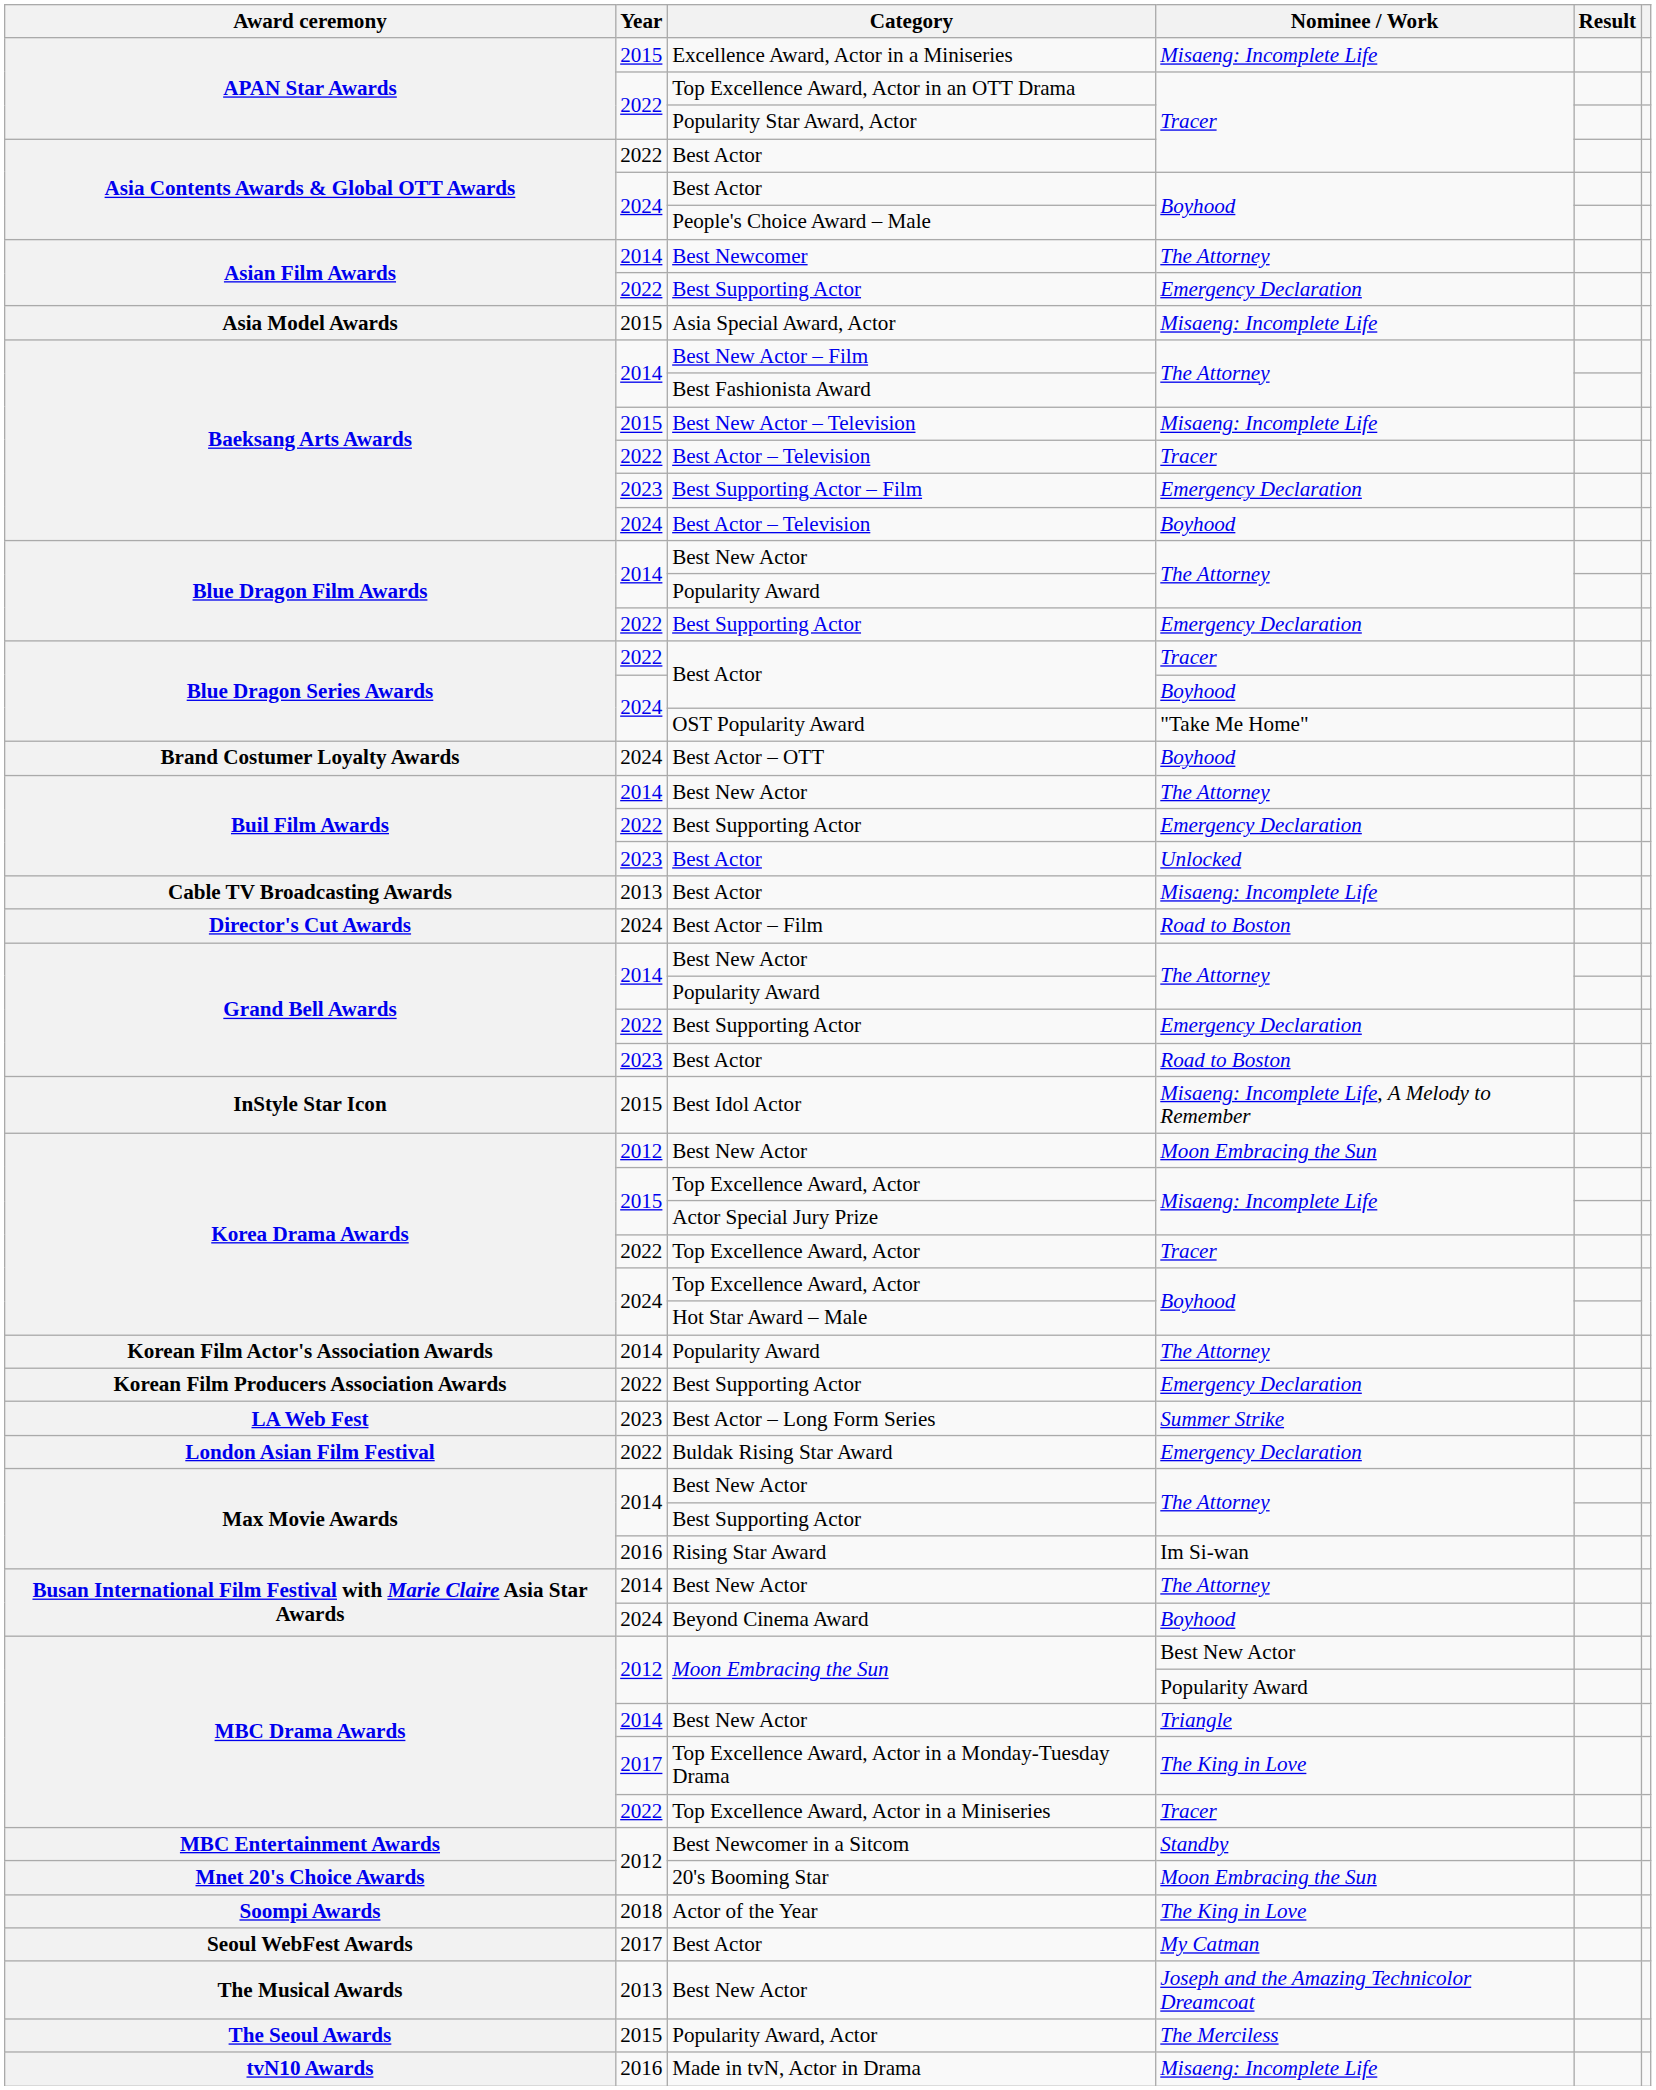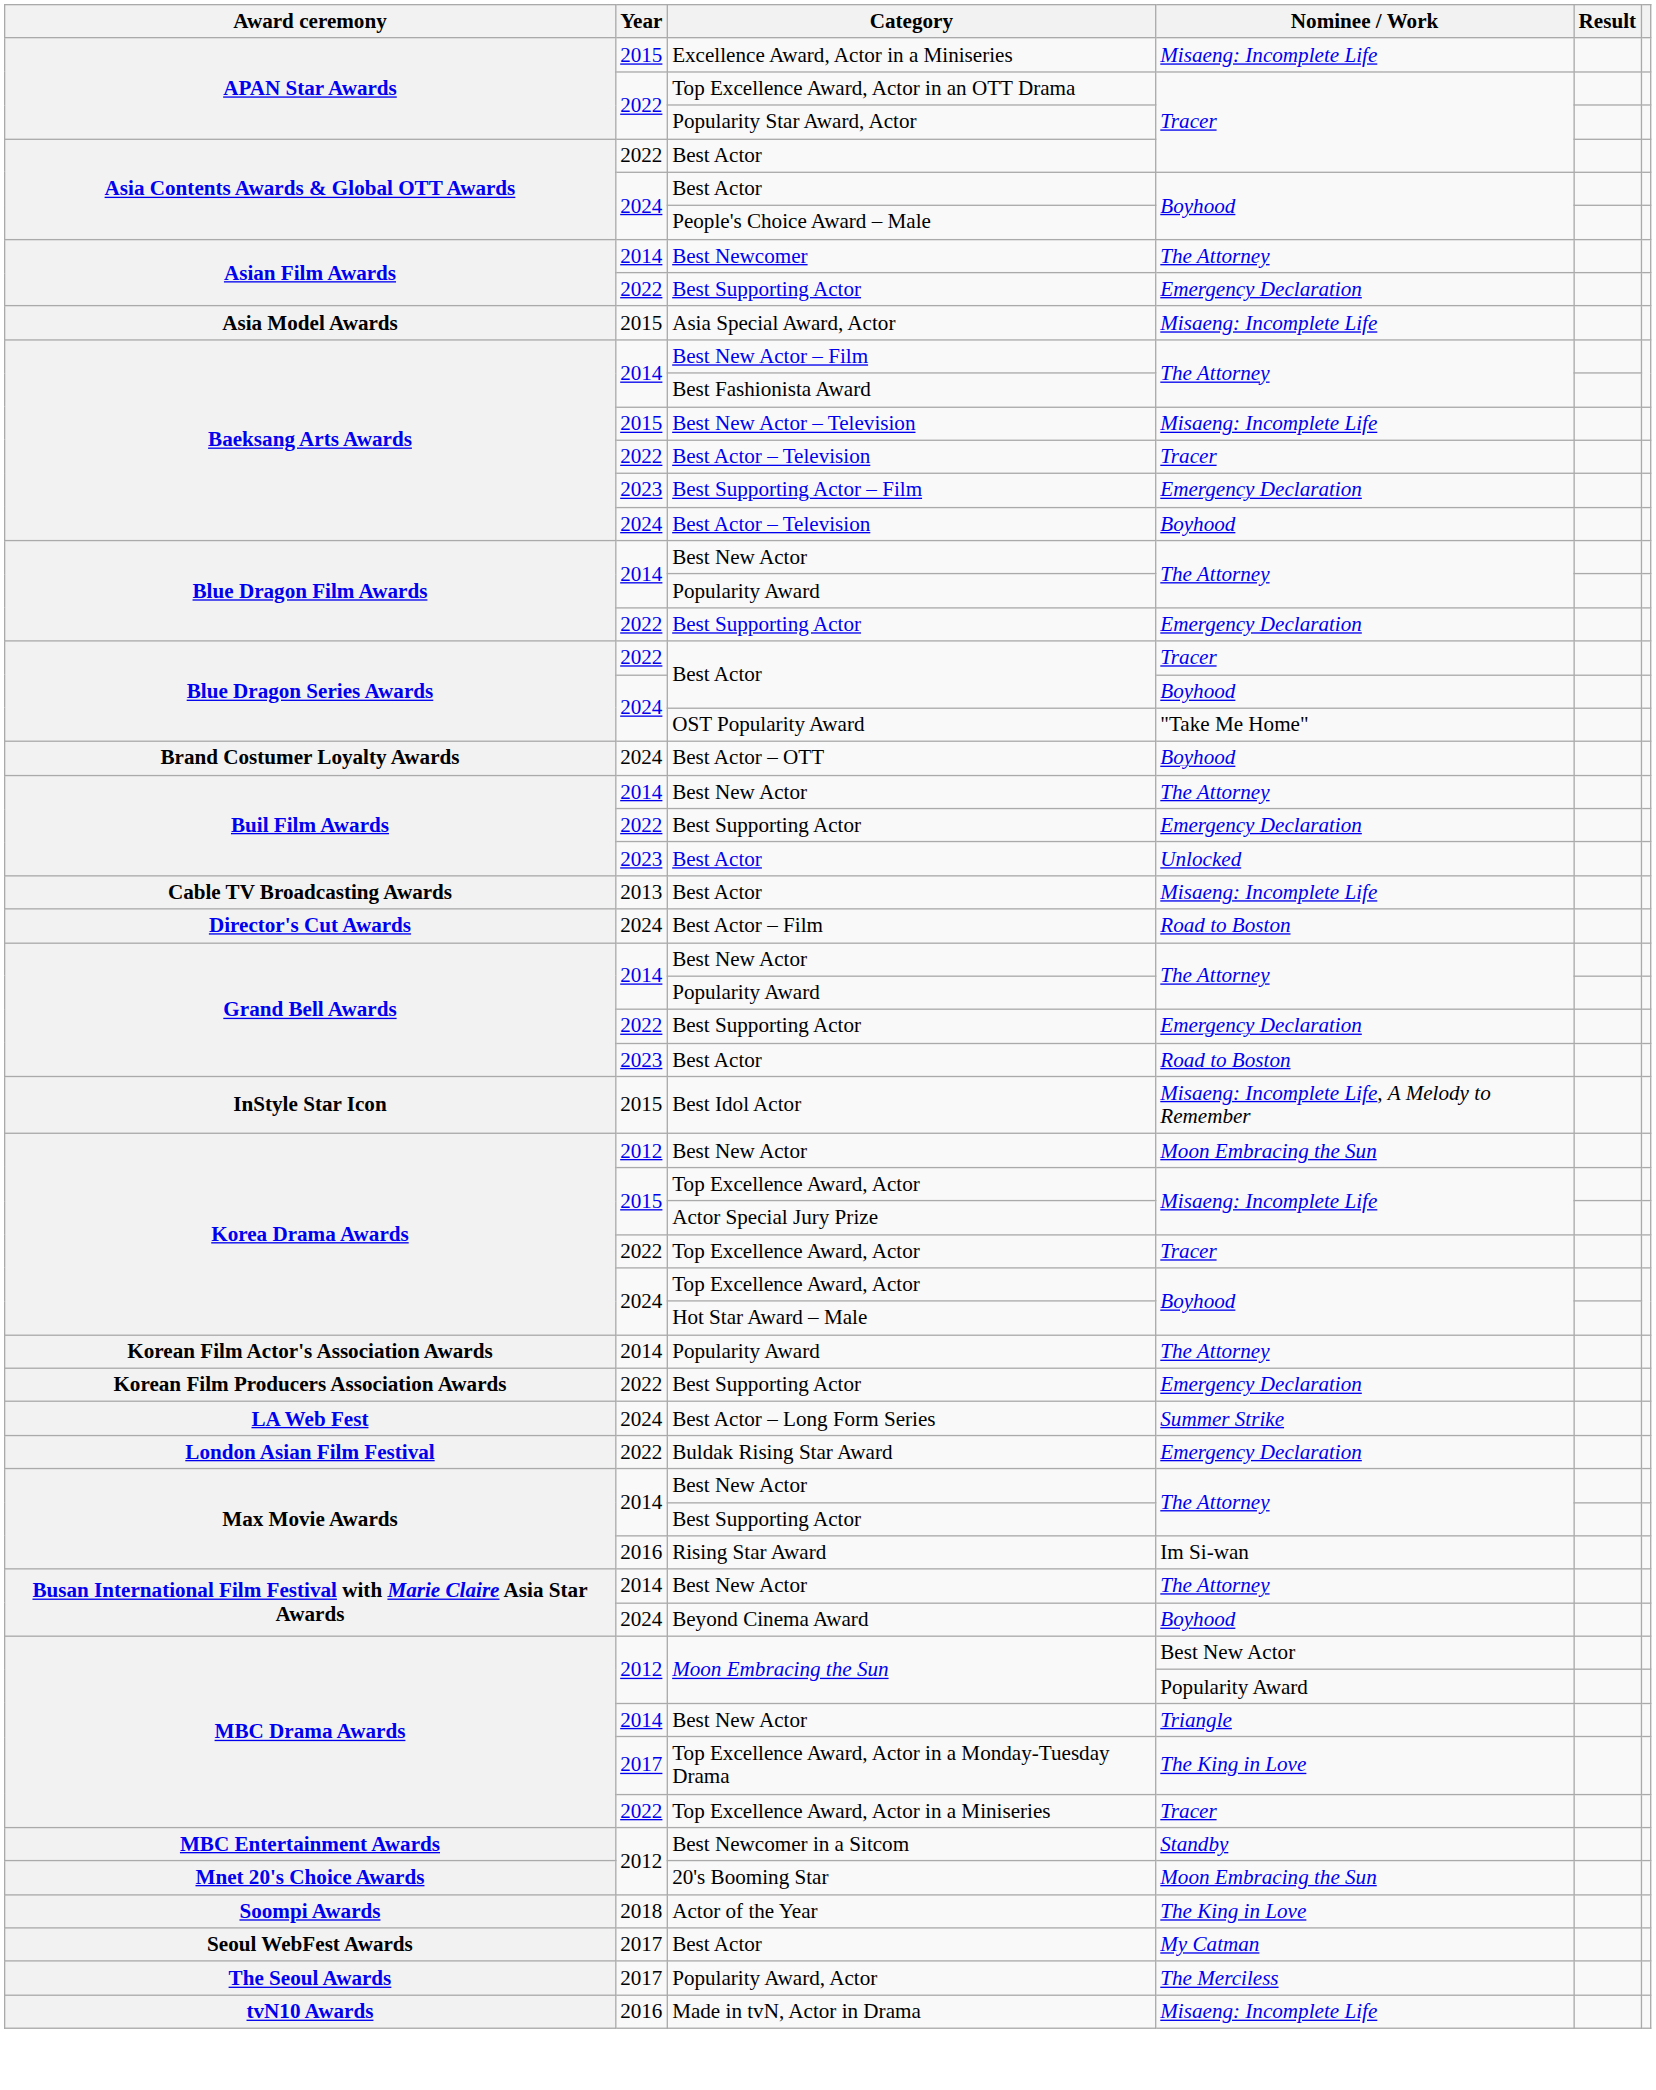(641, 1418) 2023 -> (641, 1418) 2024
- row: (310, 1989)
(641, 2035) 2015 -> (641, 1977) 2017
